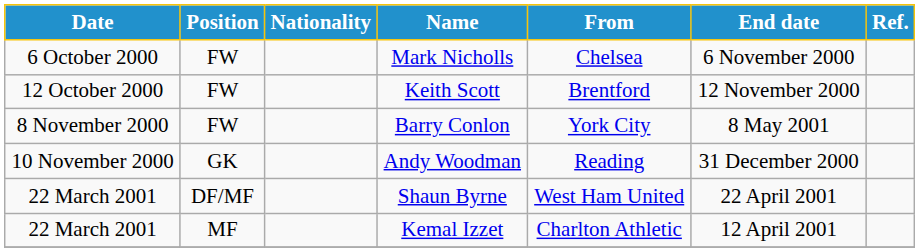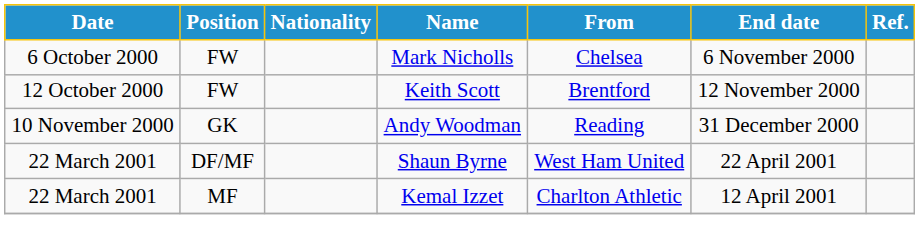- row: (452, 126)
